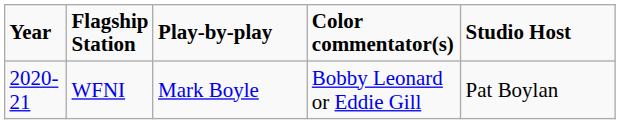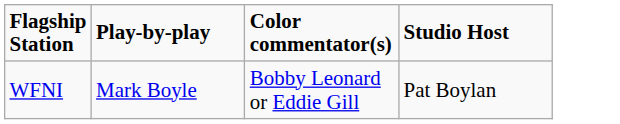- column: (30, 32)
